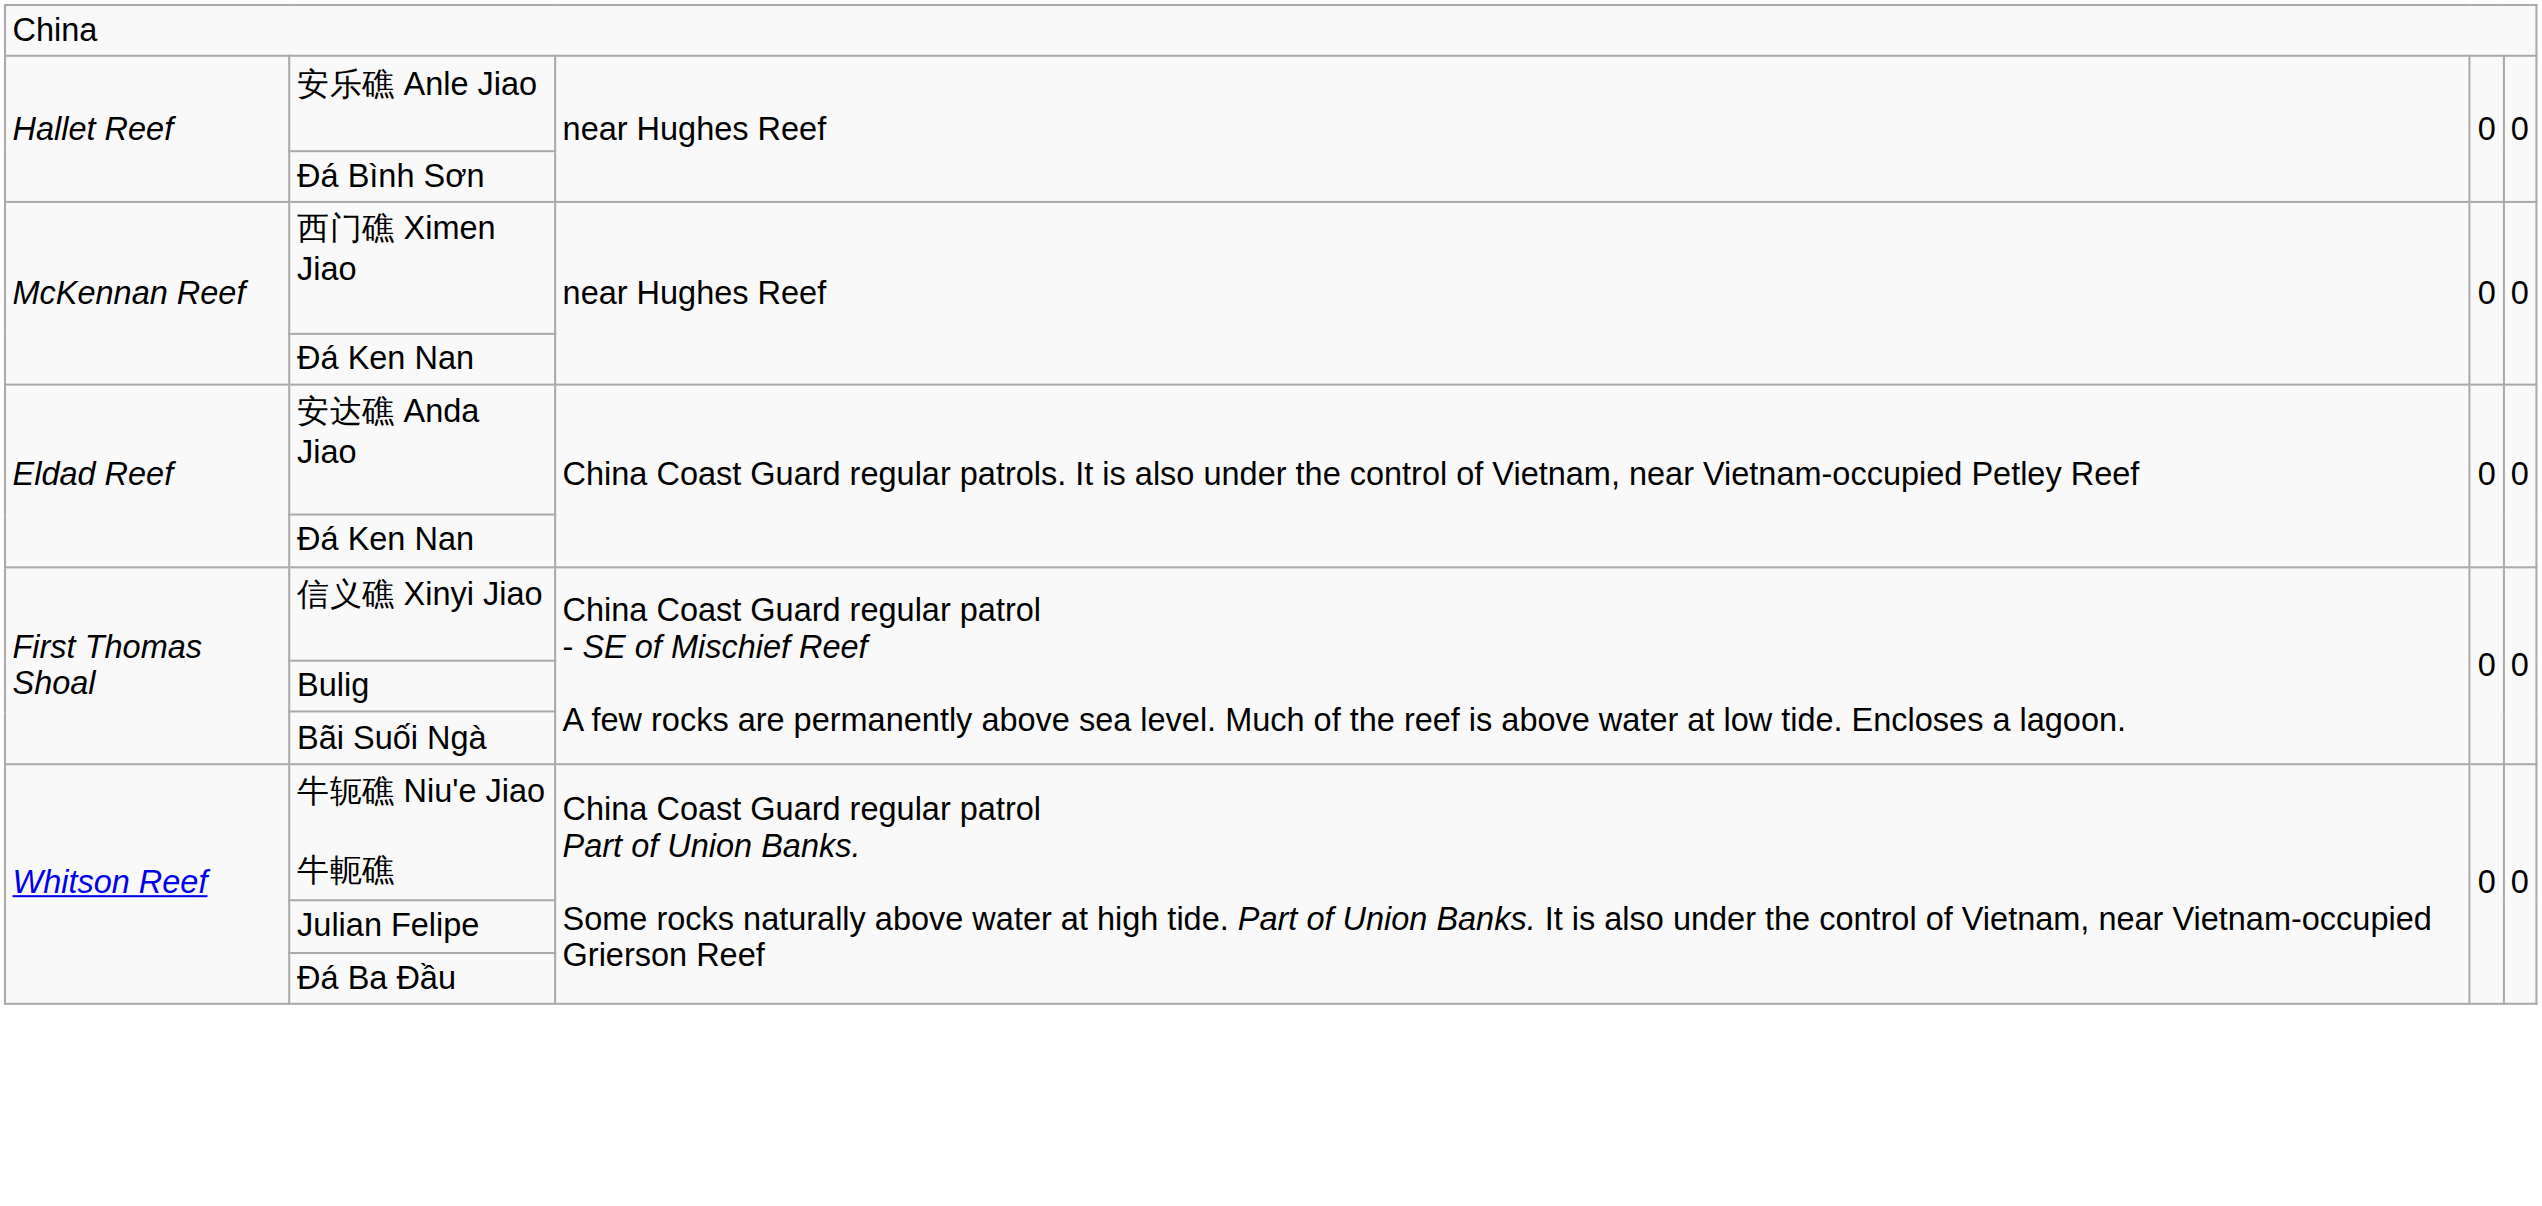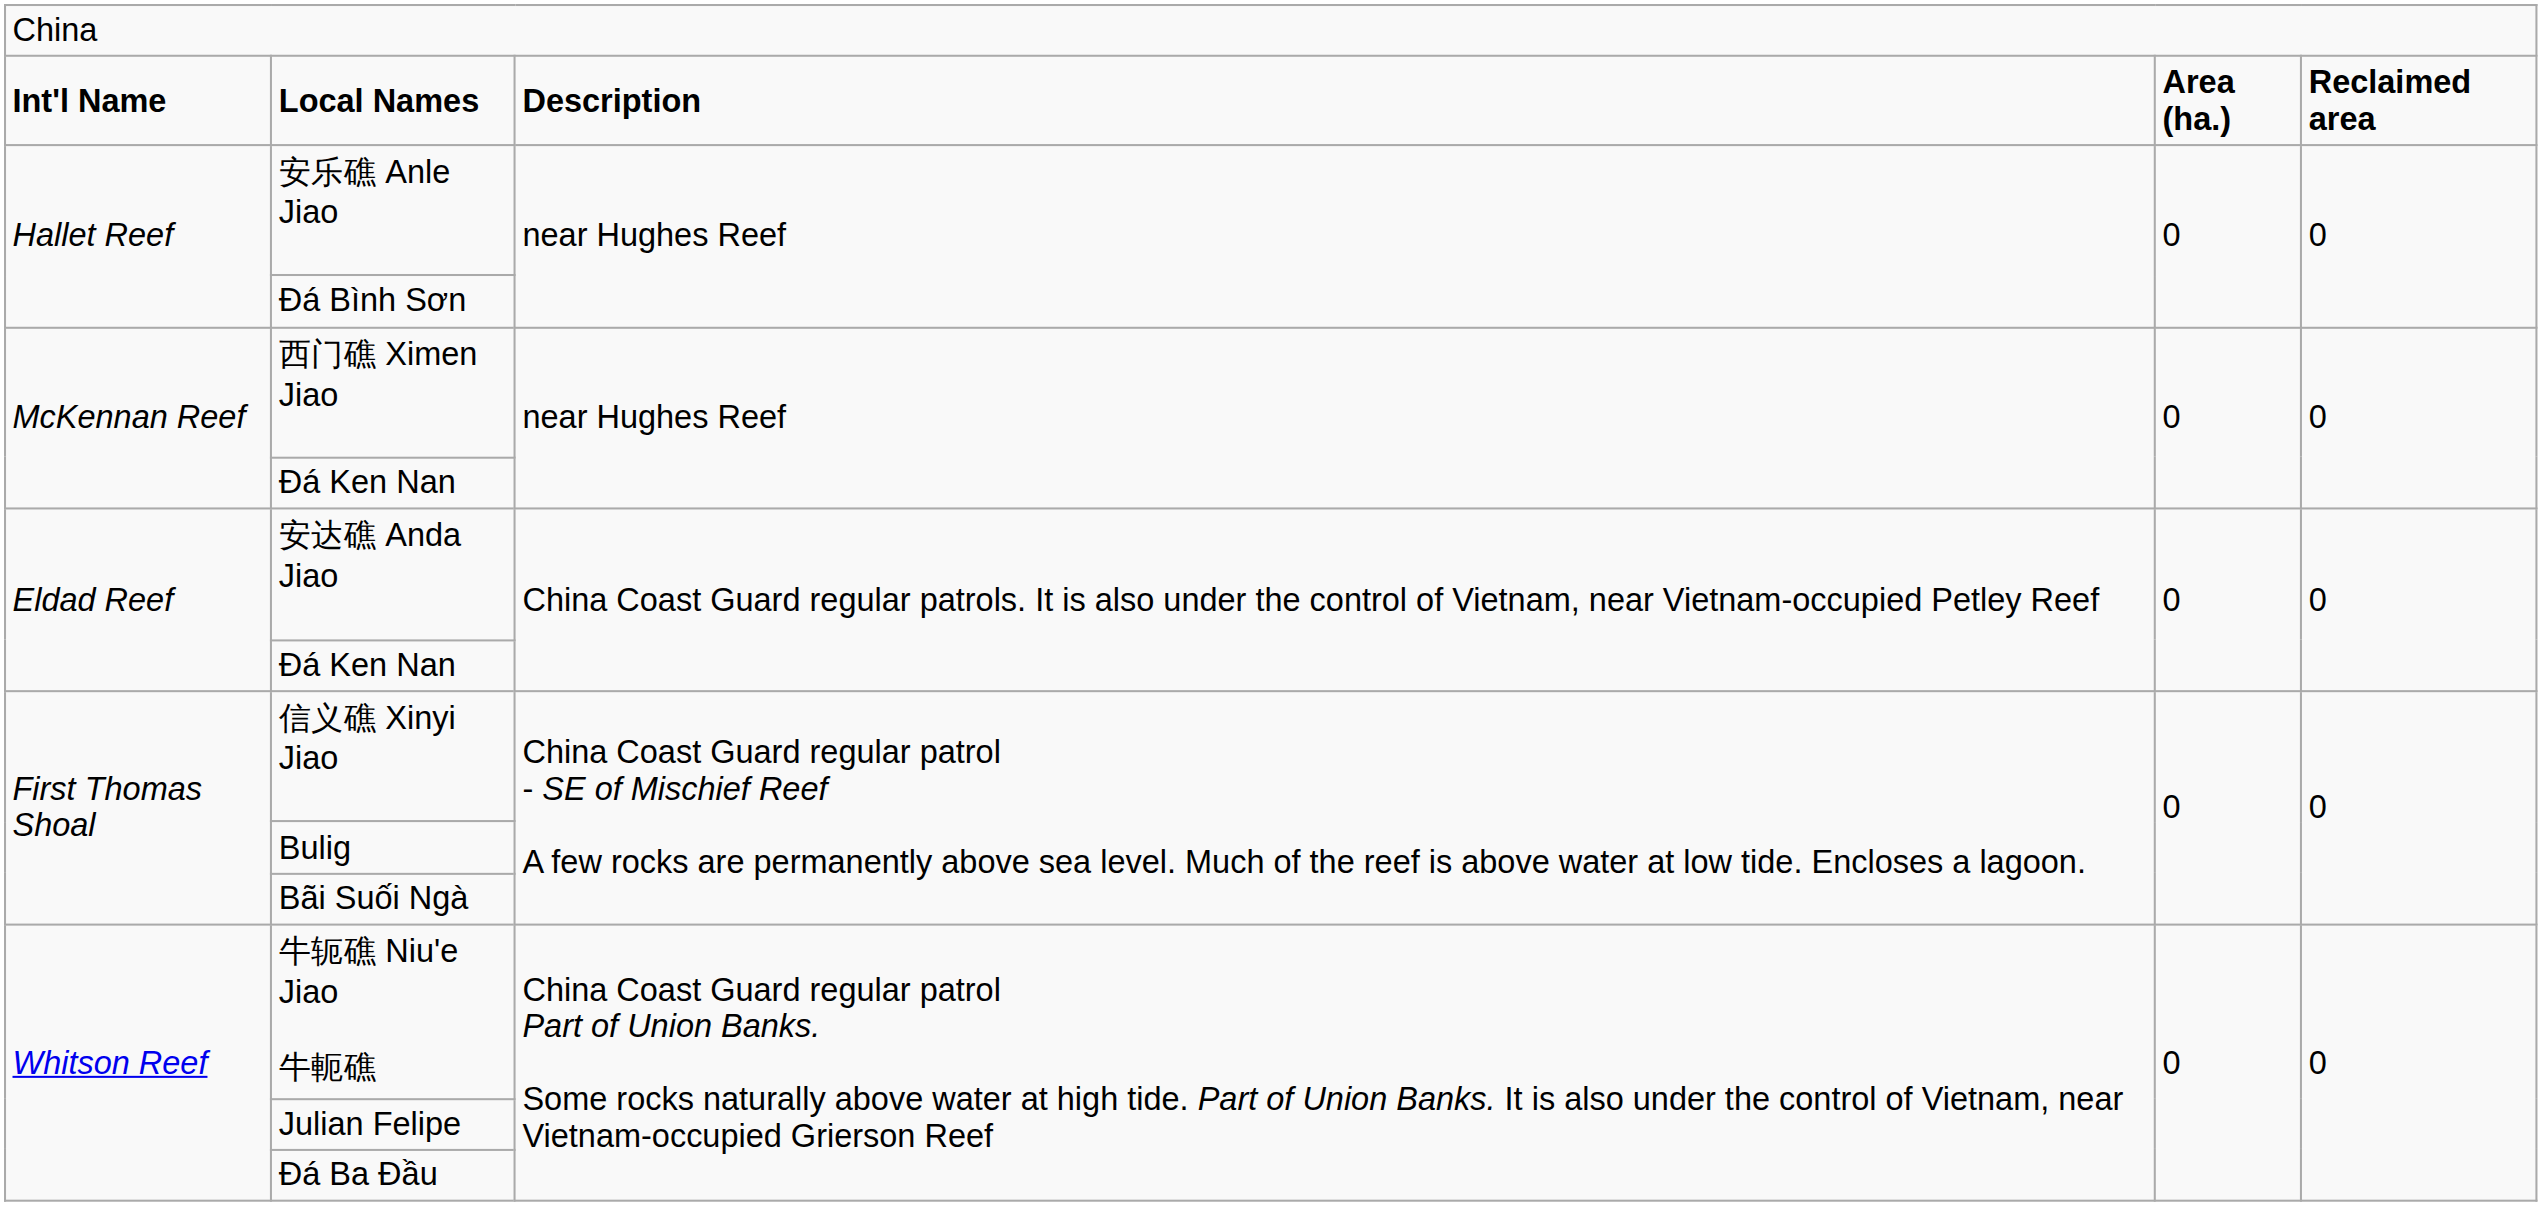+ row: (89, 100)
